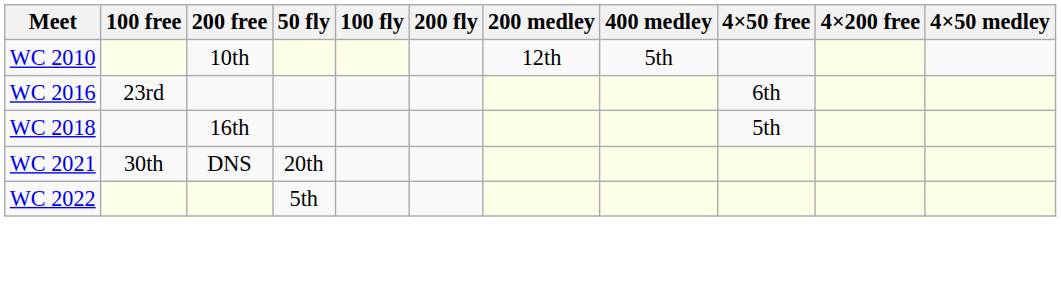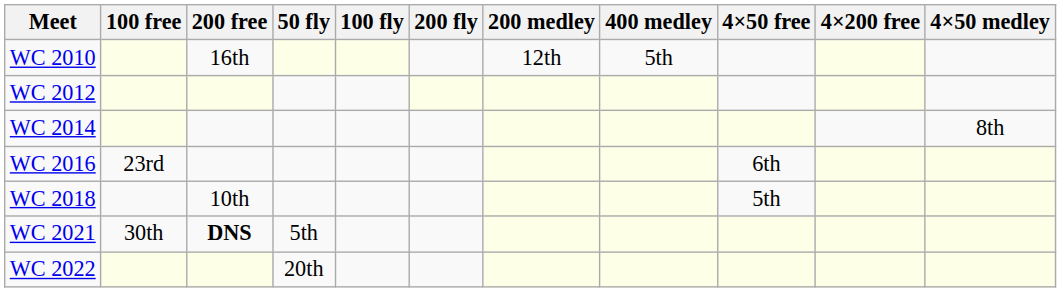(229, 57) 10th -> (229, 57) 16th
+ row: (53, 92)
+ row: (53, 127)
(229, 127) 16th -> (229, 198) 10th
(229, 163) normal -> (229, 233) bold
(304, 163) 20th -> (304, 233) 5th
(304, 198) 5th -> (304, 269) 20th
